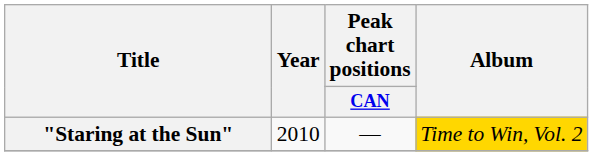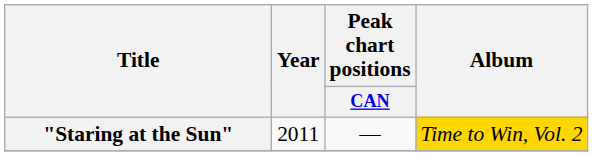(298, 133) 2010 -> (298, 133) 2011
